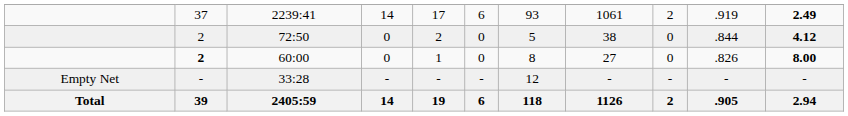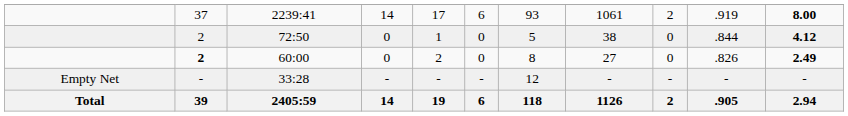(804, 15) 2.49 -> (804, 15) 8.00
(439, 36) 2 -> (439, 36) 1
(439, 57) 1 -> (439, 57) 2
(804, 57) 8.00 -> (804, 57) 2.49
